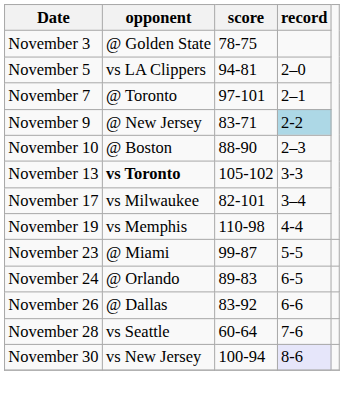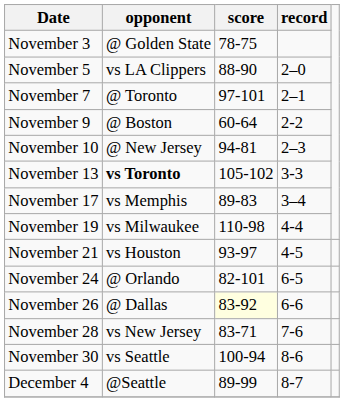(238, 69) 94-81 -> (238, 69) 88-90
(154, 122) @ New Jersey -> (139, 122) @ Boston
(238, 122) 83-71 -> (238, 122) 60-64
(292, 122) lightblue background -> (292, 122) no background
(139, 148) @ Boston -> (154, 148) @ New Jersey
(238, 148) 88-90 -> (238, 148) 94-81
(153, 200) vs Milwaukee -> (147, 200) vs Memphis
(242, 200) 82-101 -> (238, 200) 89-83
(147, 226) vs Memphis -> (153, 226) vs Milwaukee
+ row: (53, 252)
- row: (53, 252)
(238, 278) 89-83 -> (242, 278) 82-101
(238, 305) no background -> (238, 305) lightyellow background
(138, 331) vs Seattle -> (154, 331) vs New Jersey
(238, 331) 60-64 -> (238, 331) 83-71
(154, 357) vs New Jersey -> (138, 357) vs Seattle
(292, 357) lavender background -> (292, 357) no background
+ row: (48, 383)
